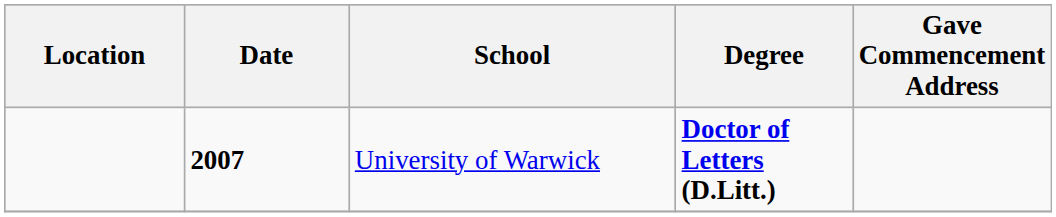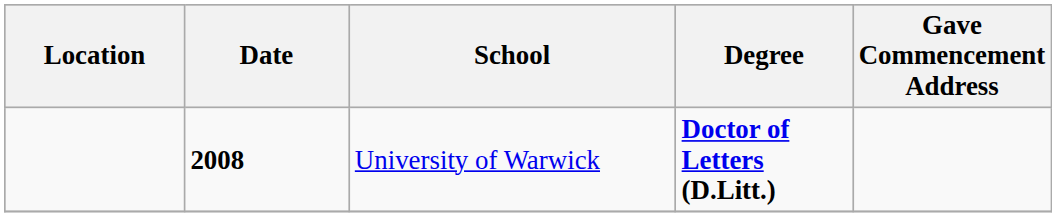(217, 159) 2007 -> (217, 159) 2008
